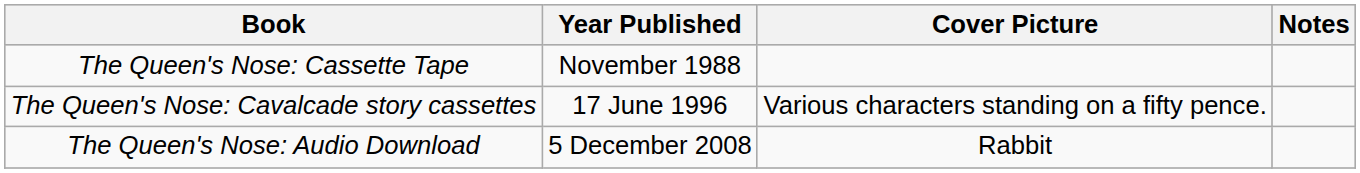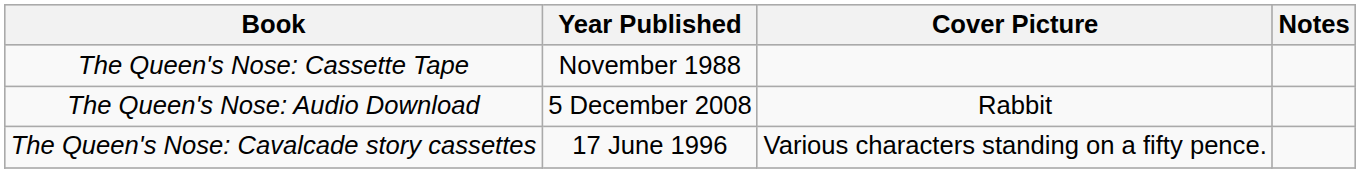rows swapped: (274, 106) <-> (274, 146)
